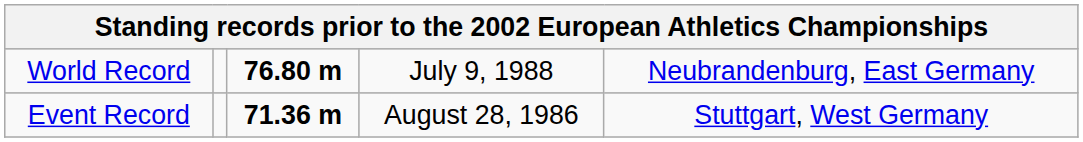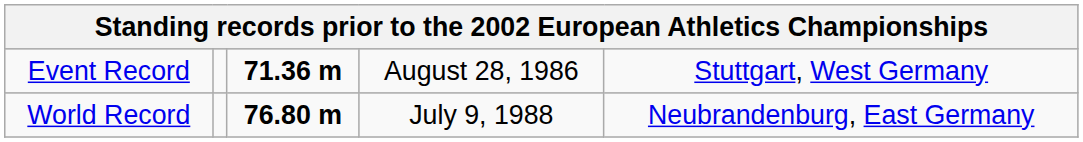rows swapped: (109, 70) <-> (109, 114)
